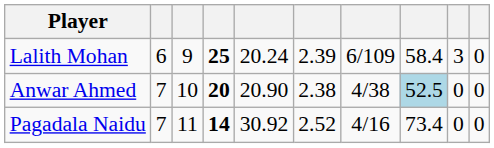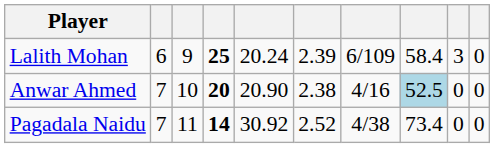(371, 90) 4/38 -> (371, 90) 4/16
(371, 124) 4/16 -> (371, 124) 4/38
